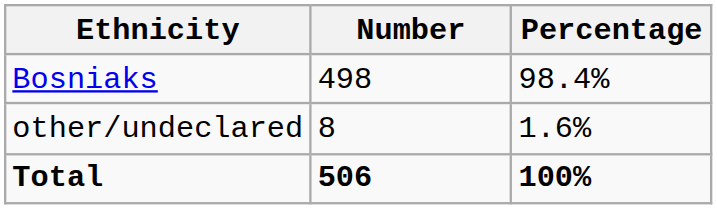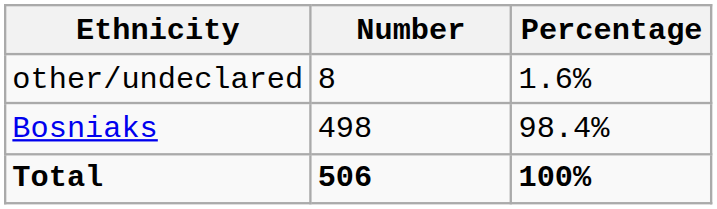rows swapped: (85, 79) <-> (158, 129)
